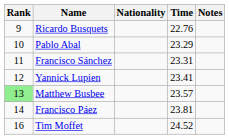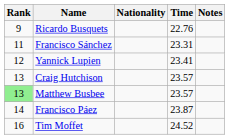- row: (58, 45)
+ row: (69, 77)
(182, 110) 23.81 -> (182, 110) 23.87
